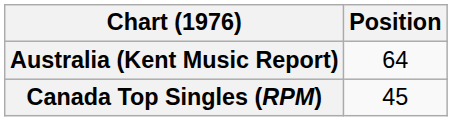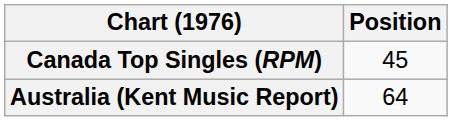rows swapped: (174, 60) <-> (174, 97)
